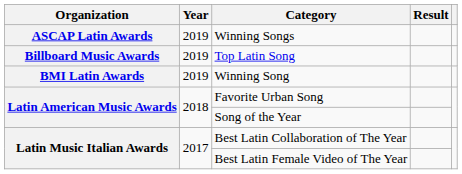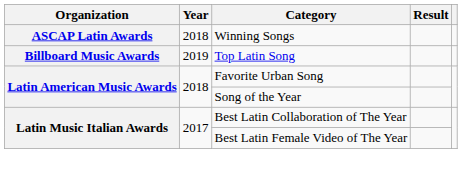(196, 35) 2019 -> (196, 35) 2018
- row: (252, 76)
